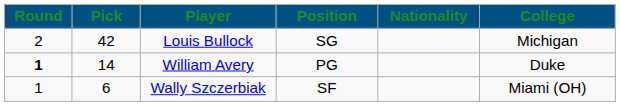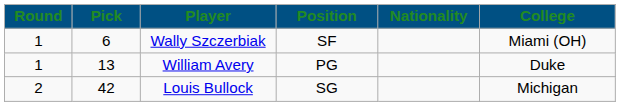rows swapped: (208, 88) <-> (208, 40)
(38, 64) bold -> (38, 64) normal
(106, 64) 14 -> (106, 64) 13
